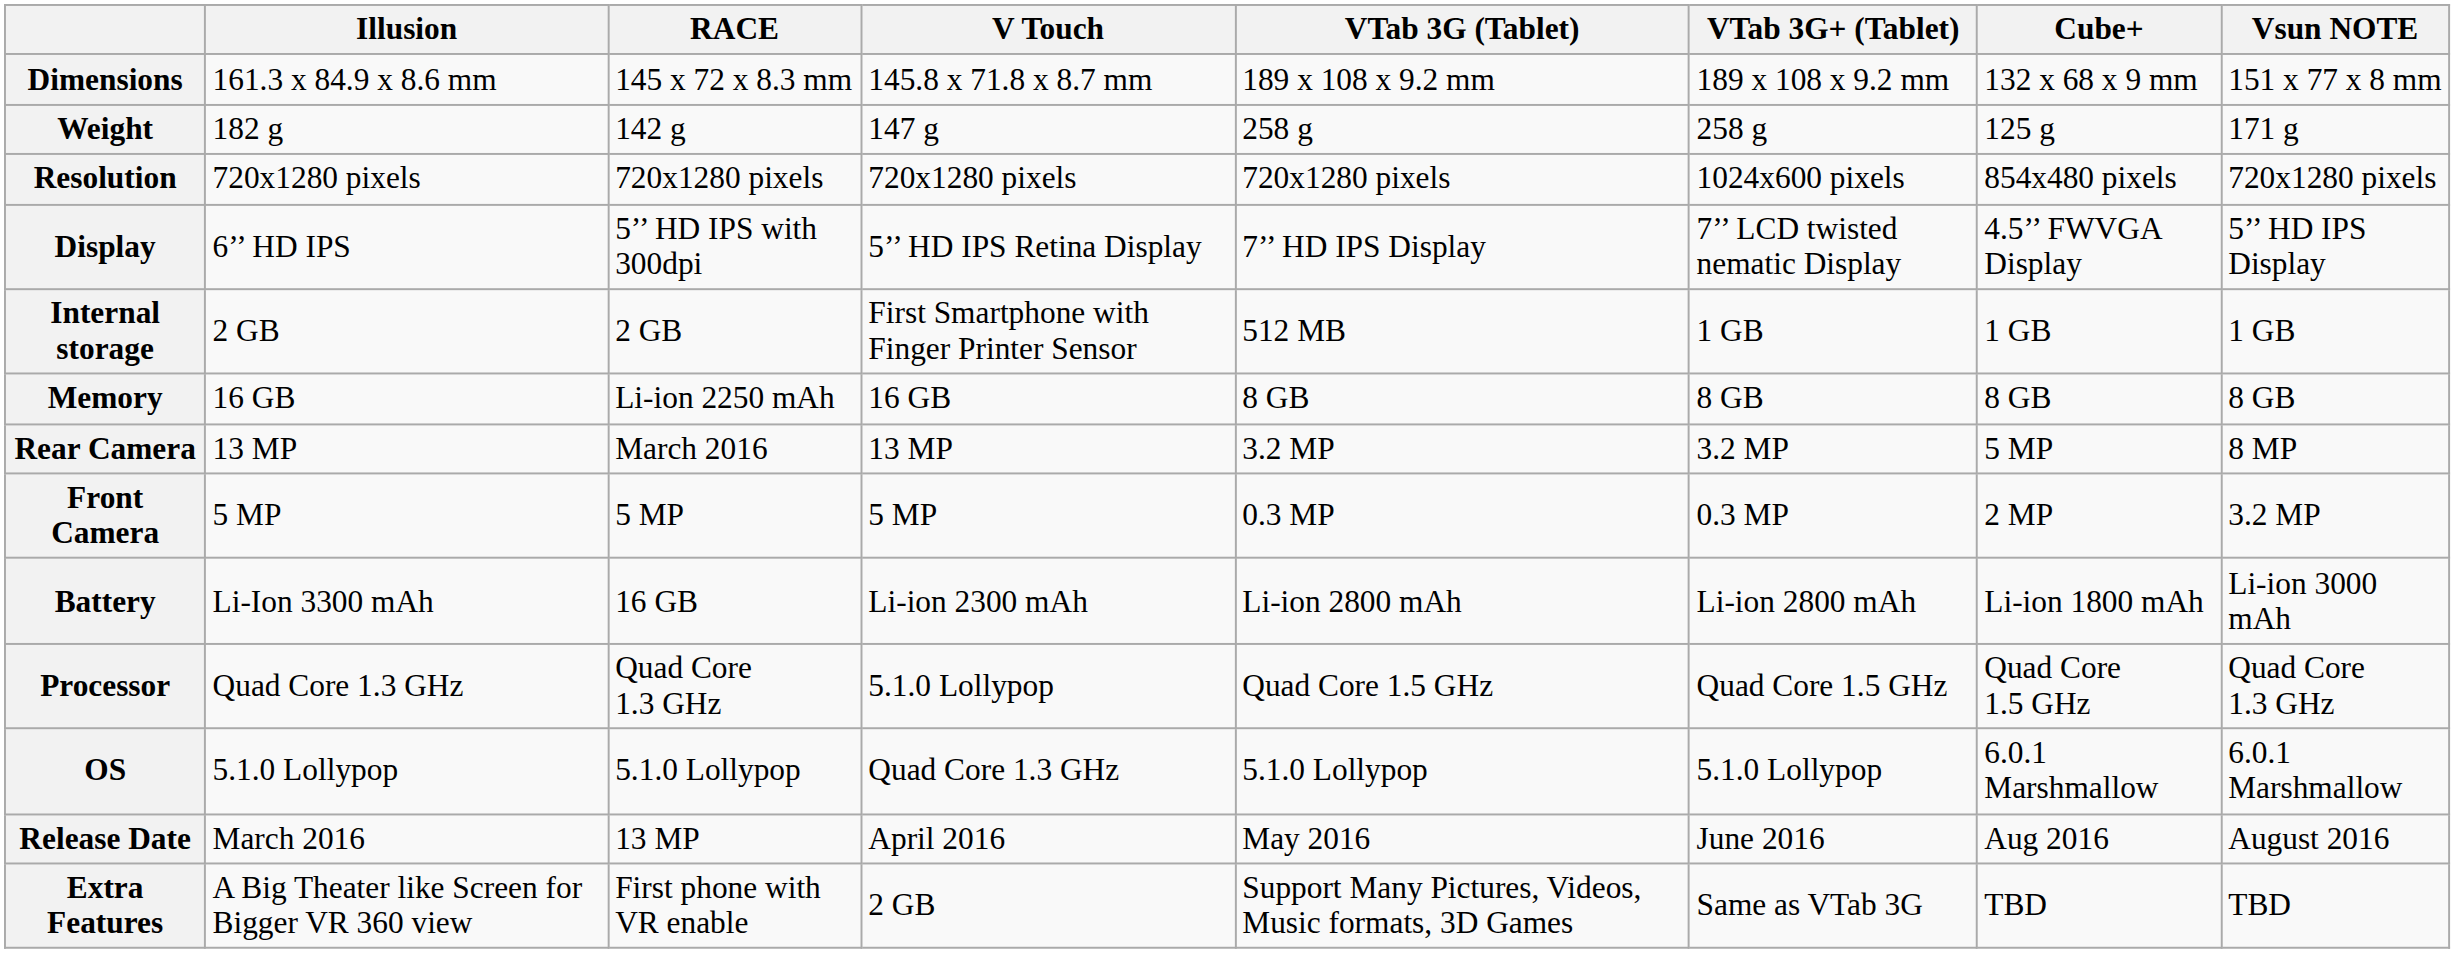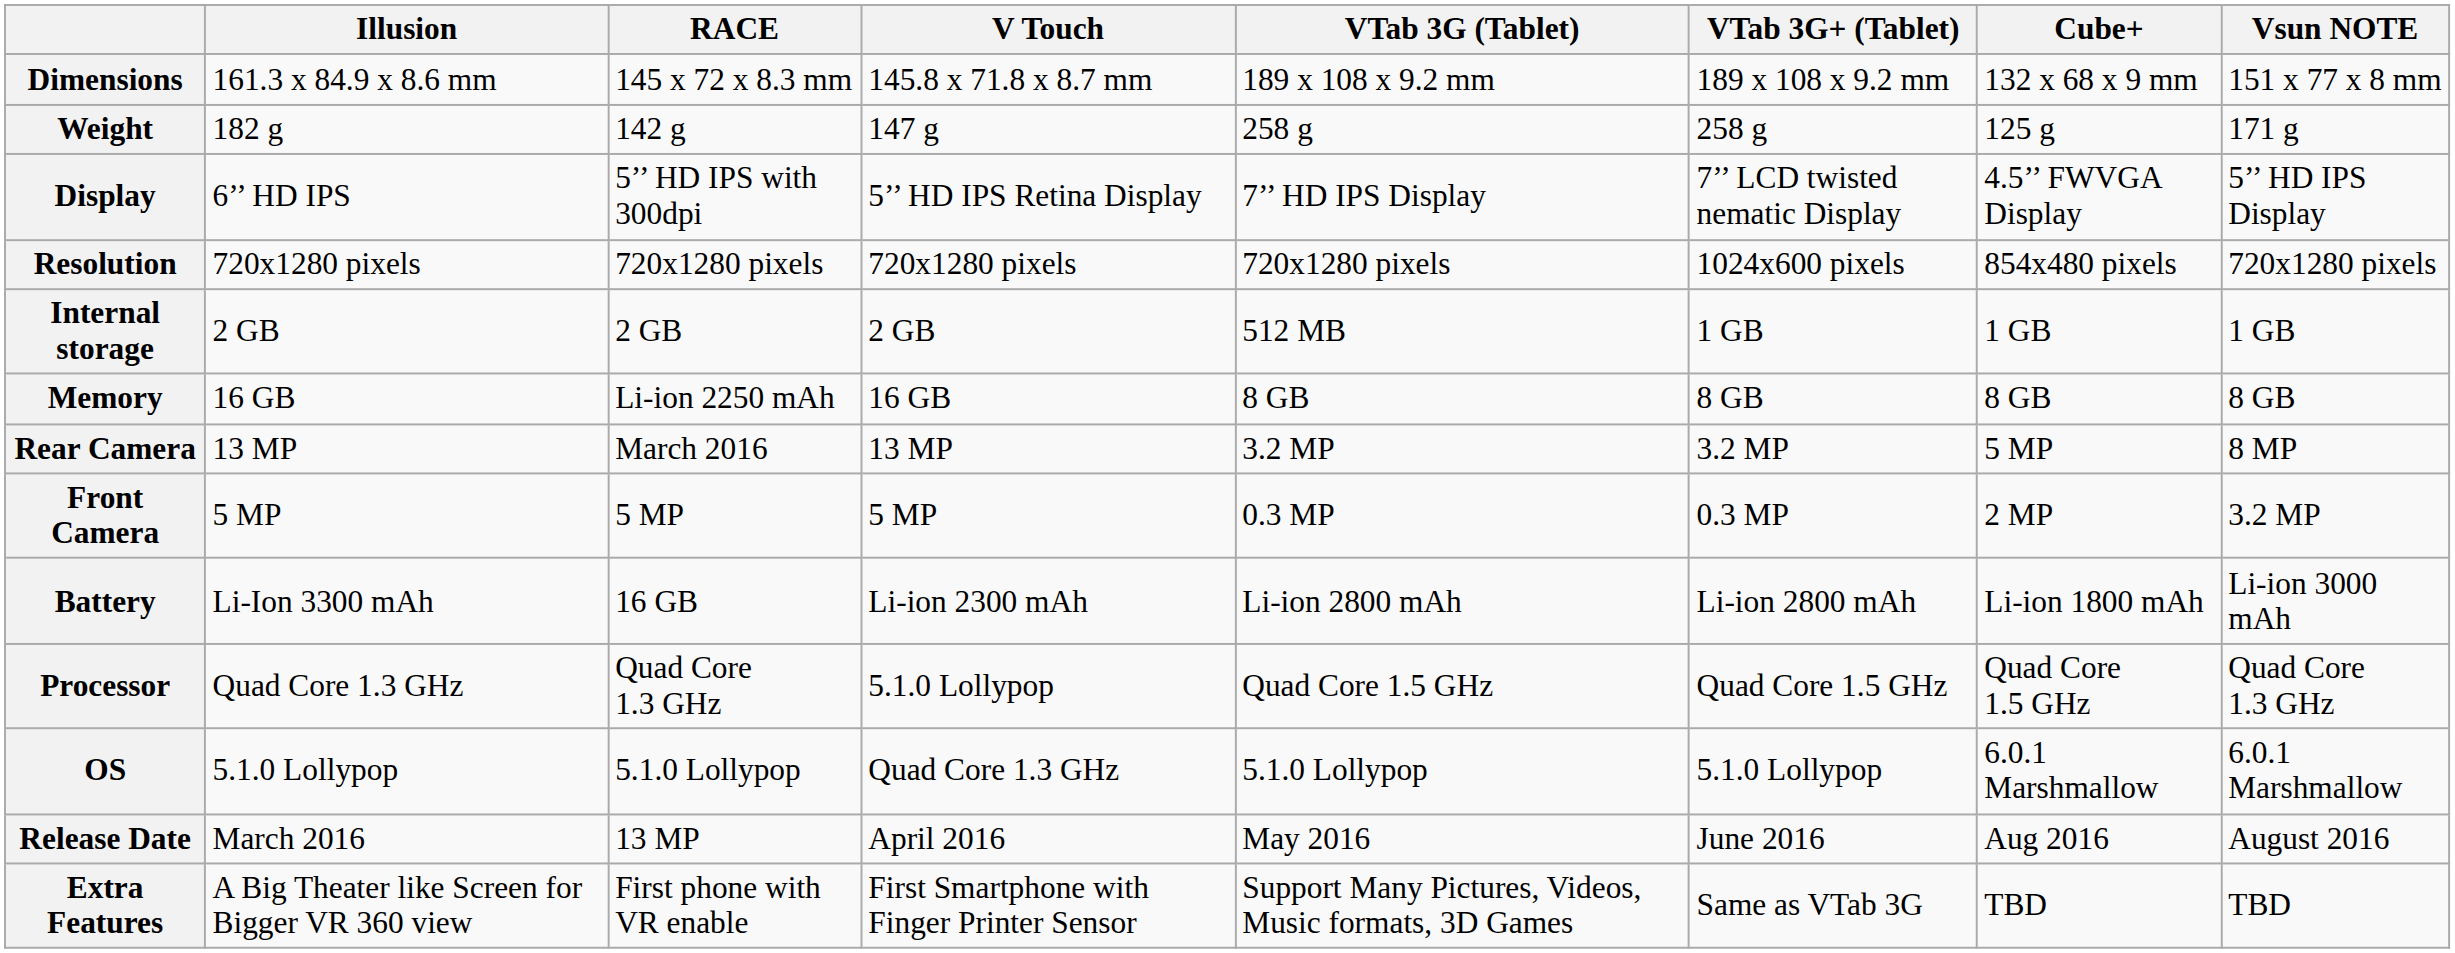rows swapped: (105, 245) <-> (105, 178)
(1009, 330) First Smartphone with Finger Printer Sensor -> (902, 330) 2 GB
(902, 905) 2 GB -> (1009, 905) First Smartphone with Finger Printer Sensor
